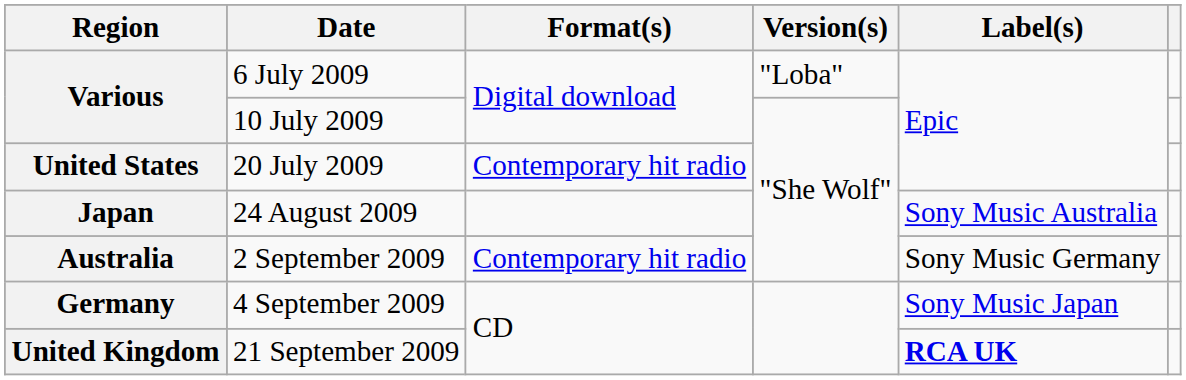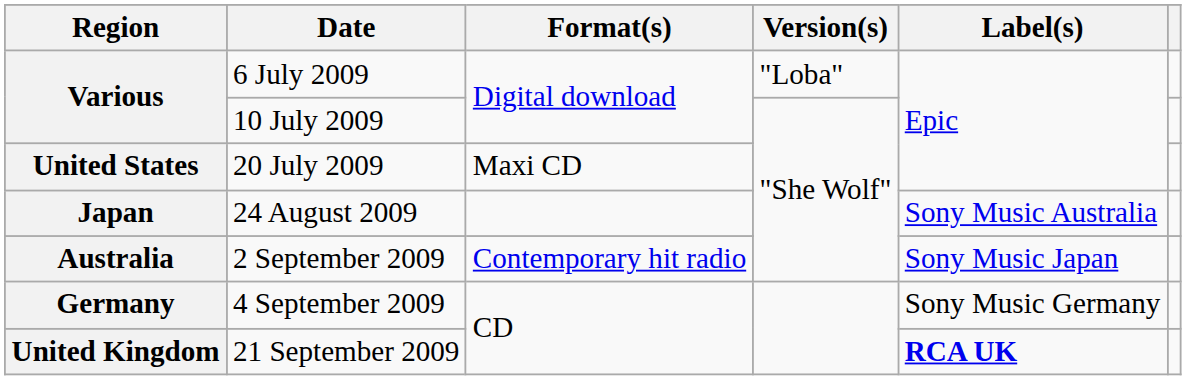(610, 166) Contemporary hit radio -> (527, 166) Maxi CD
(1033, 258) Sony Music Germany -> (1012, 258) Sony Music Japan
(1012, 304) Sony Music Japan -> (1033, 304) Sony Music Germany
